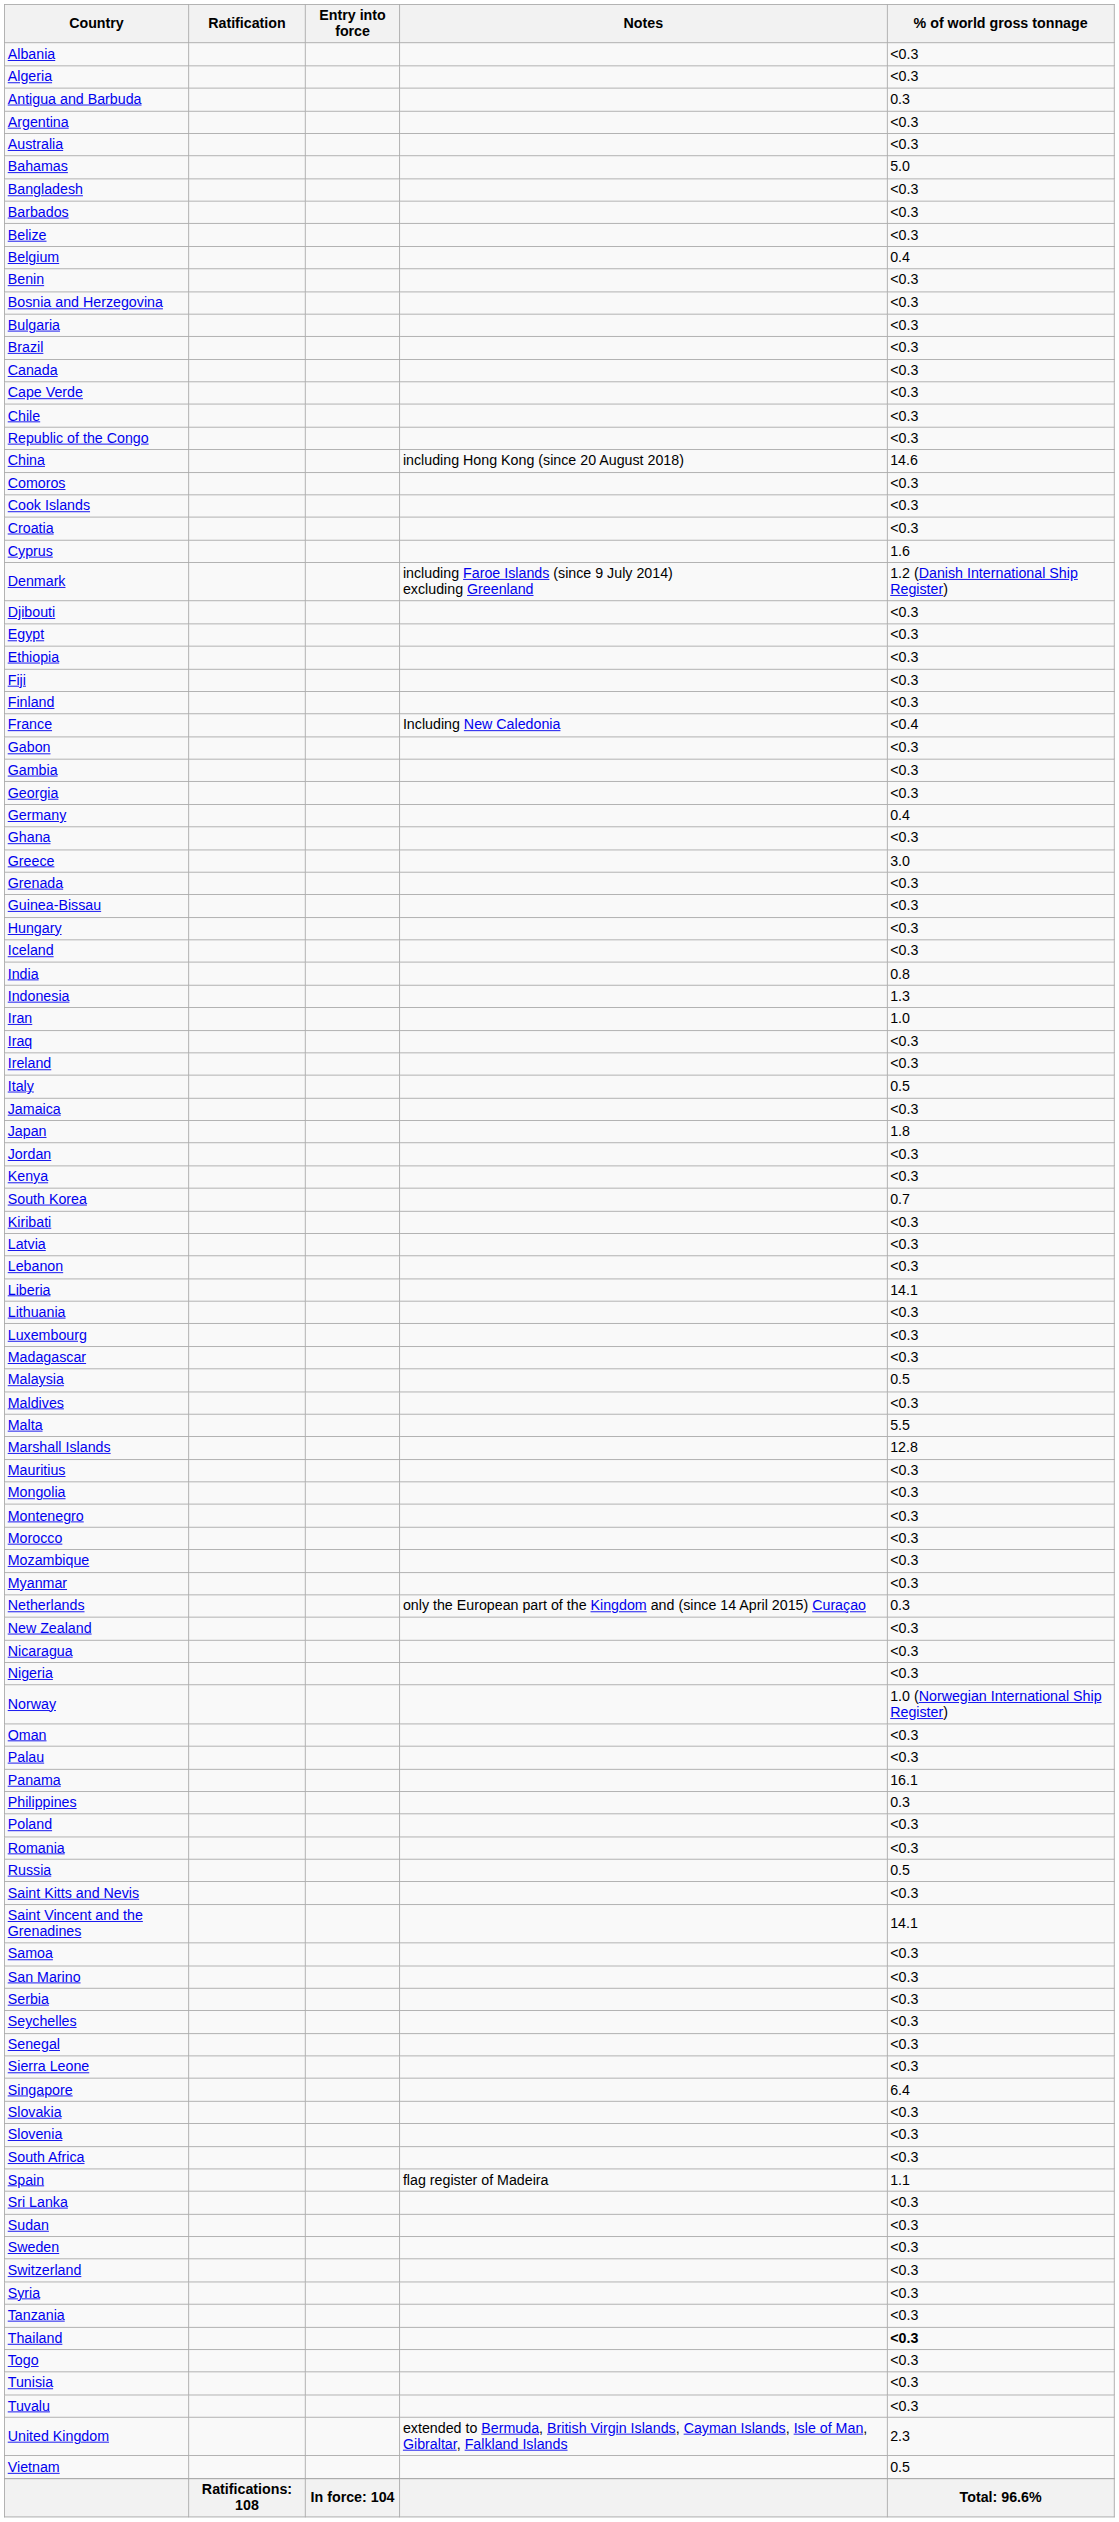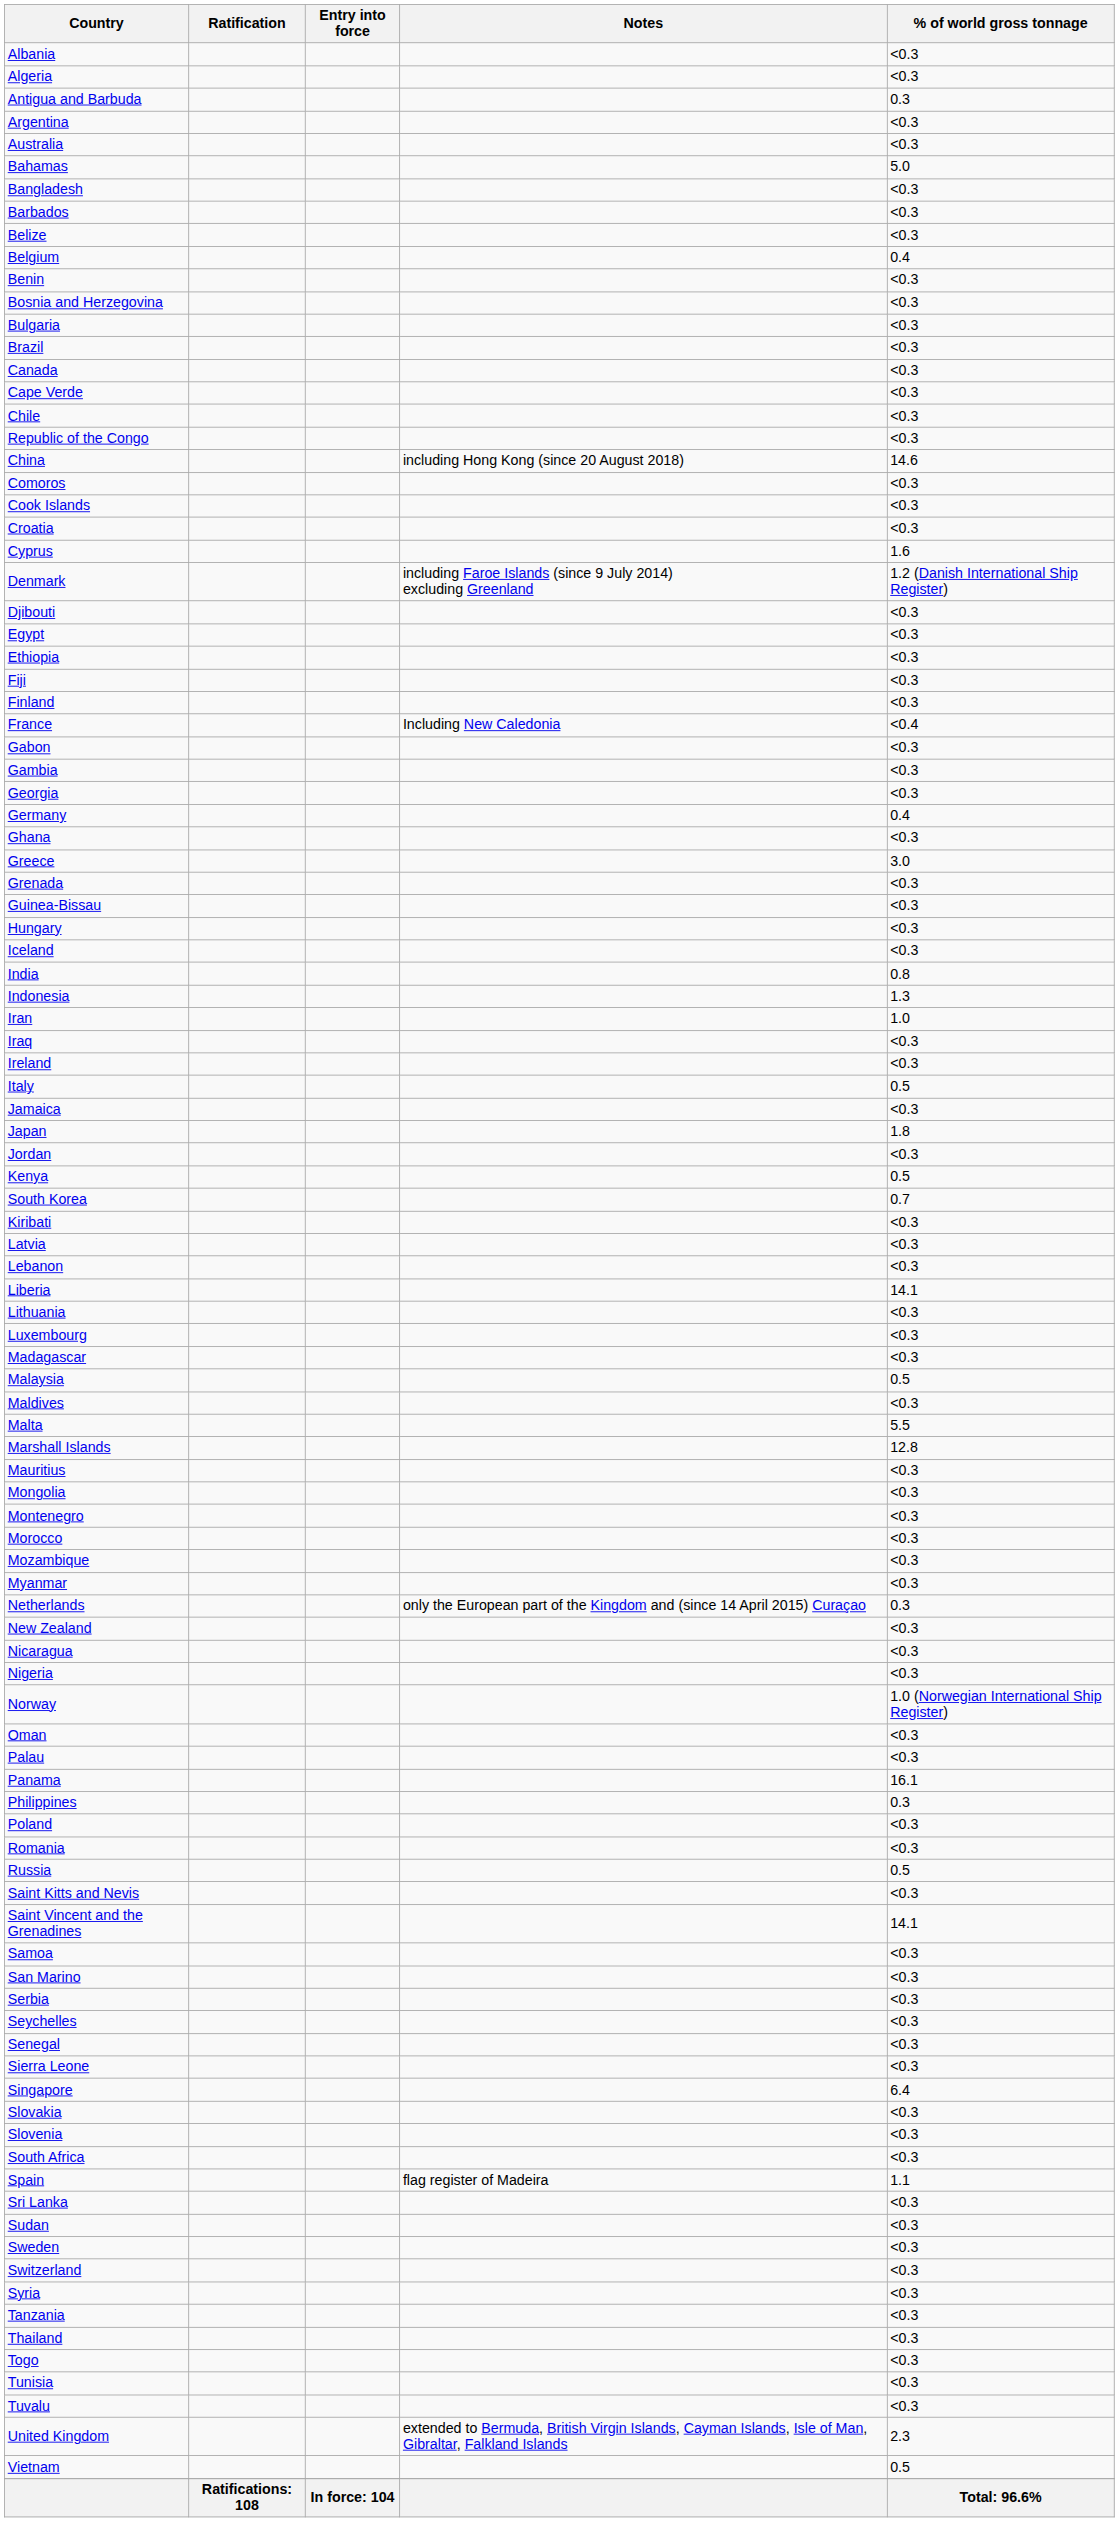(904, 1177) <0.3 -> (900, 1177) 0.5
(904, 2338) bold -> (904, 2338) normal
